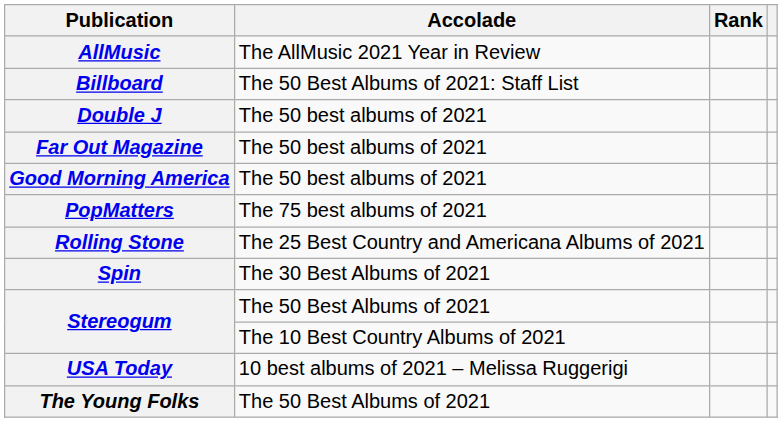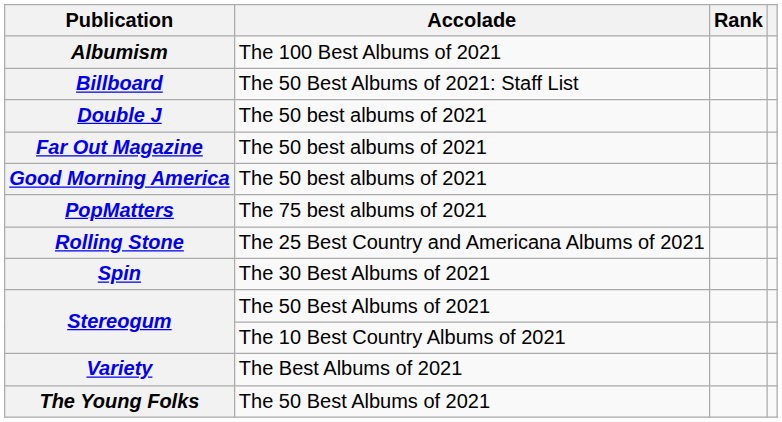+ row: (119, 52)
- row: (119, 52)
- row: (119, 369)
+ row: (119, 369)
